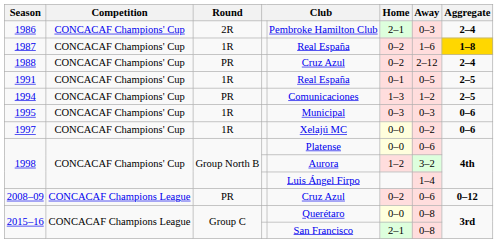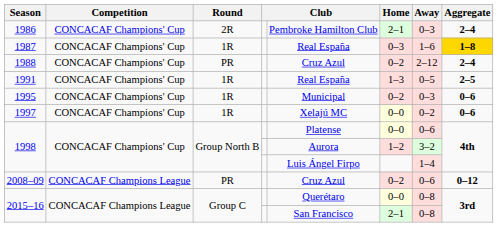(396, 46) 0–2 -> (396, 46) 0–3
(396, 79) 0–1 -> (396, 79) 1–3
- row: (25, 96)
(396, 113) 0–3 -> (396, 96) 0–2
